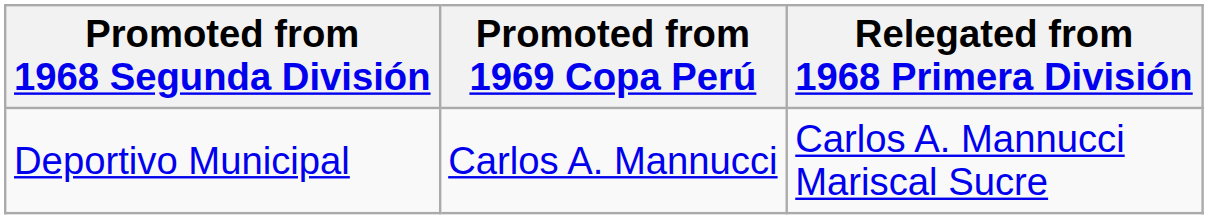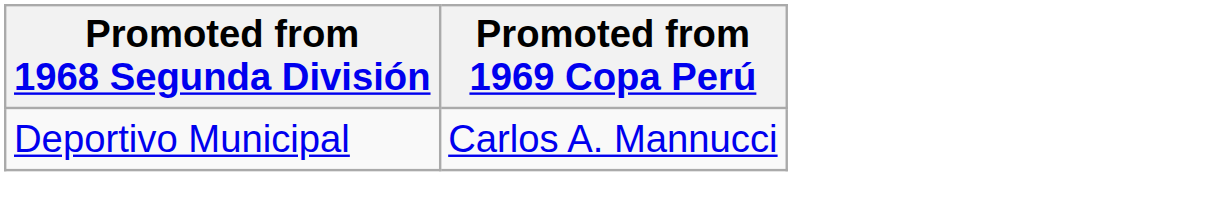- column: (994, 56)
